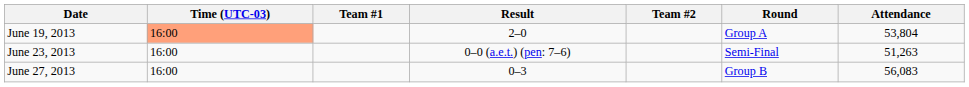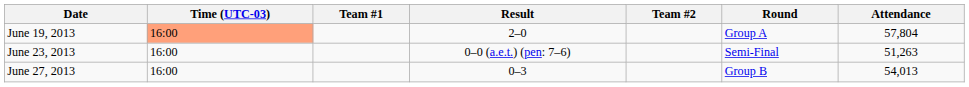(901, 33) 53,804 -> (901, 33) 57,804
(901, 71) 56,083 -> (901, 71) 54,013
